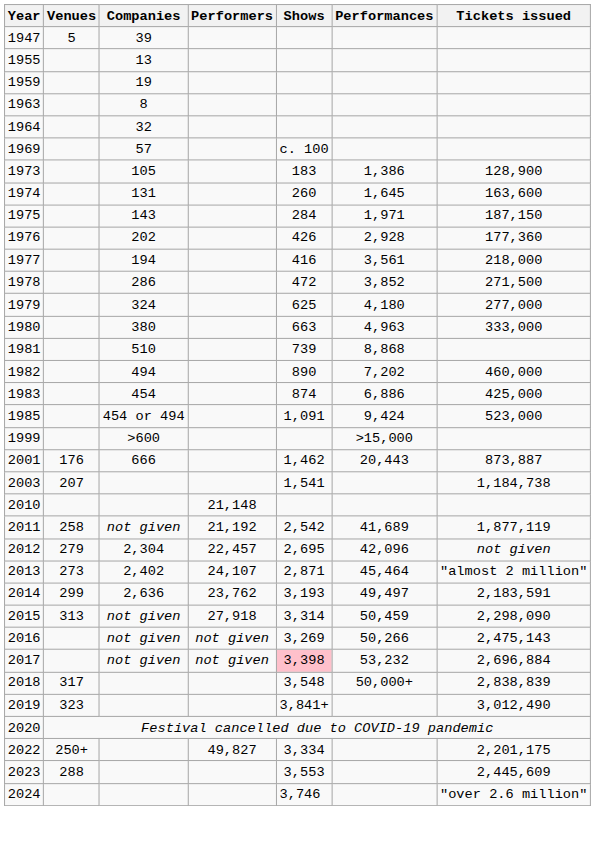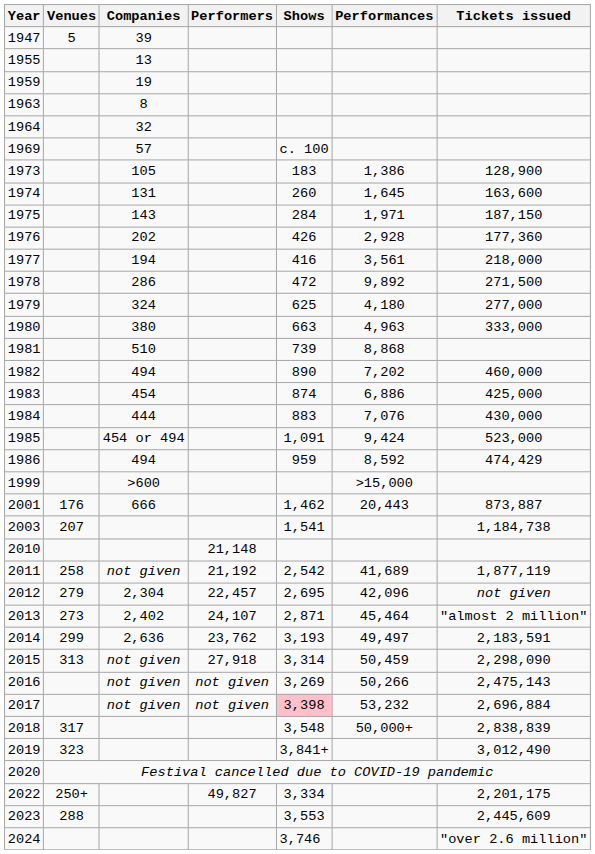(384, 283) 3,852 -> (384, 283) 9,892
+ row: (24, 416)
+ row: (24, 461)
